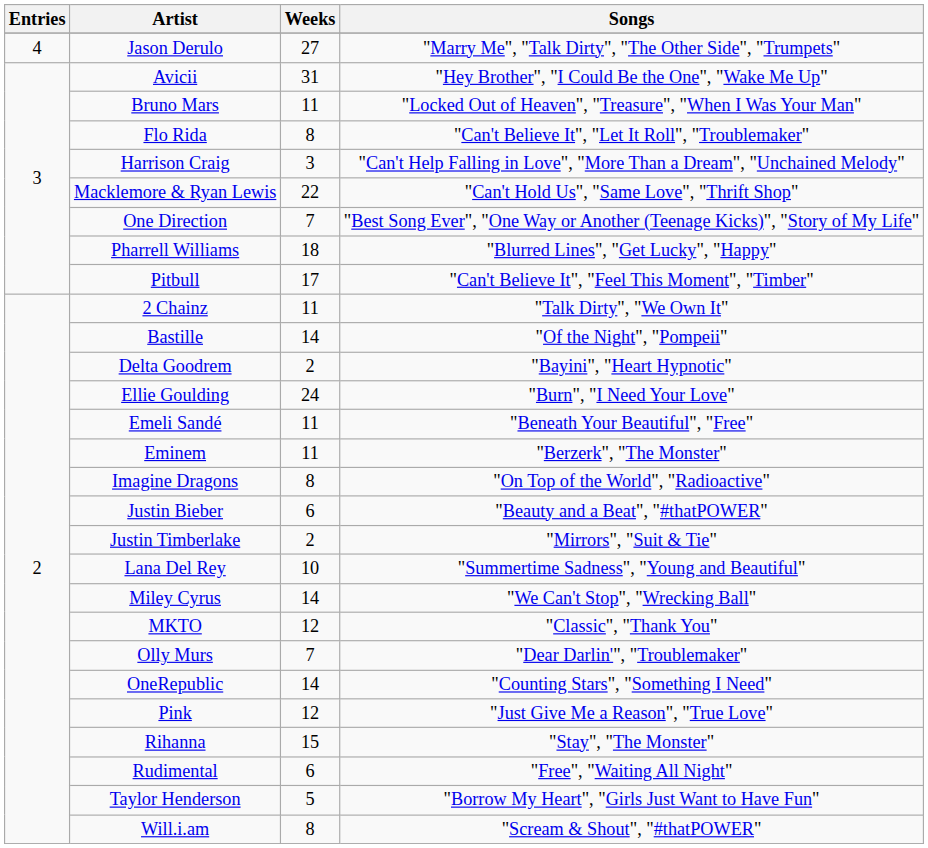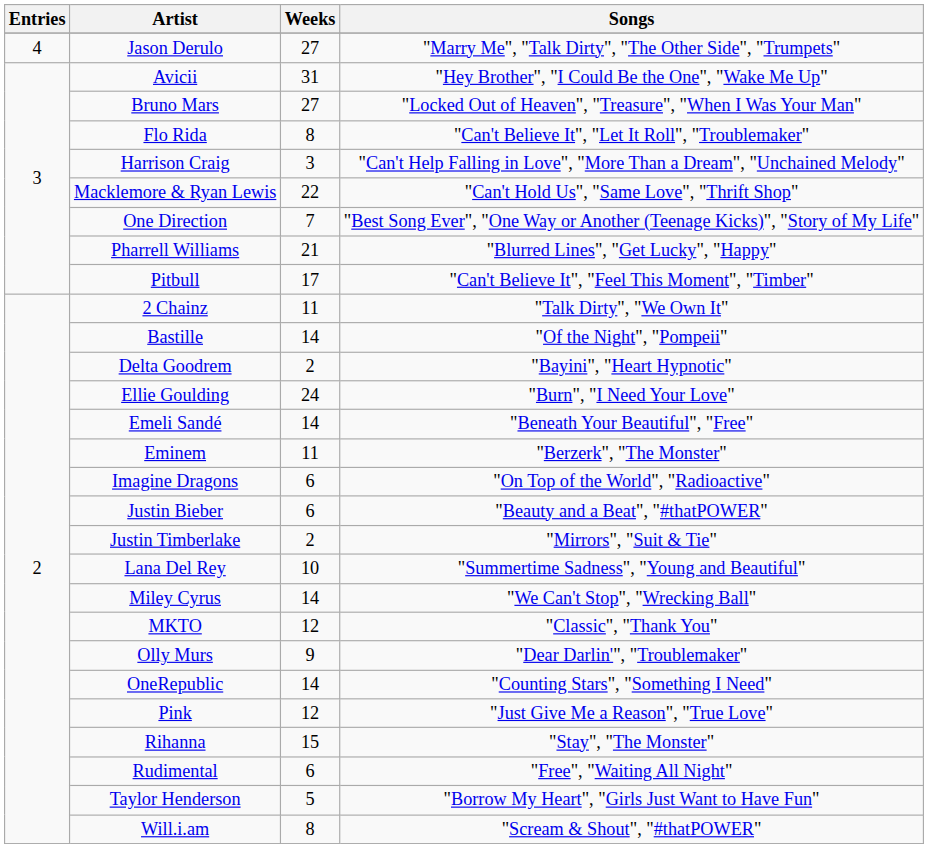(310, 105) 11 -> (310, 105) 27
(310, 250) 18 -> (310, 250) 21
(310, 423) 11 -> (310, 423) 14
(310, 481) 8 -> (310, 481) 6
(310, 655) 7 -> (310, 655) 9
